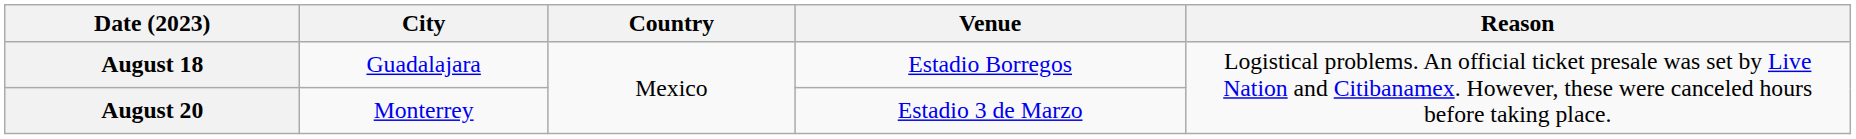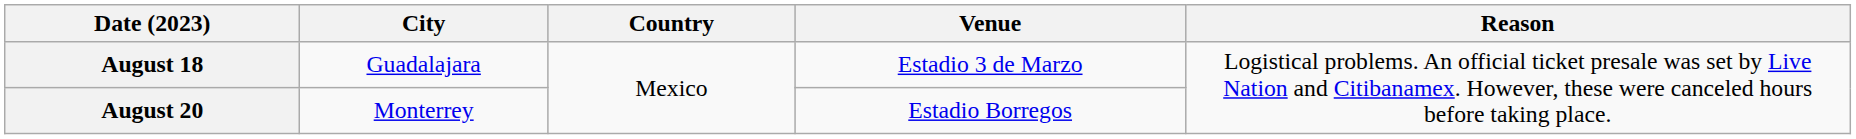(990, 64) Estadio Borregos -> (990, 64) Estadio 3 de Marzo
(990, 110) Estadio 3 de Marzo -> (990, 110) Estadio Borregos
